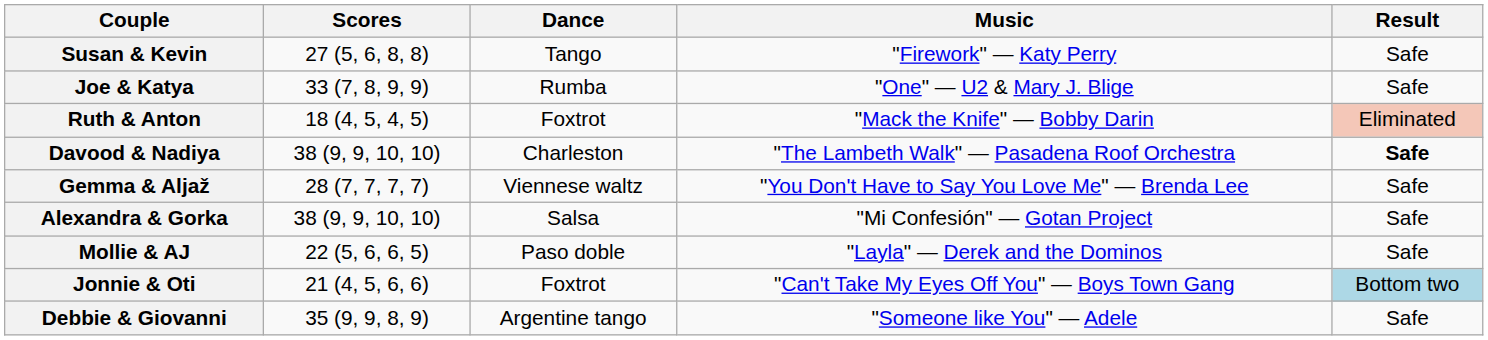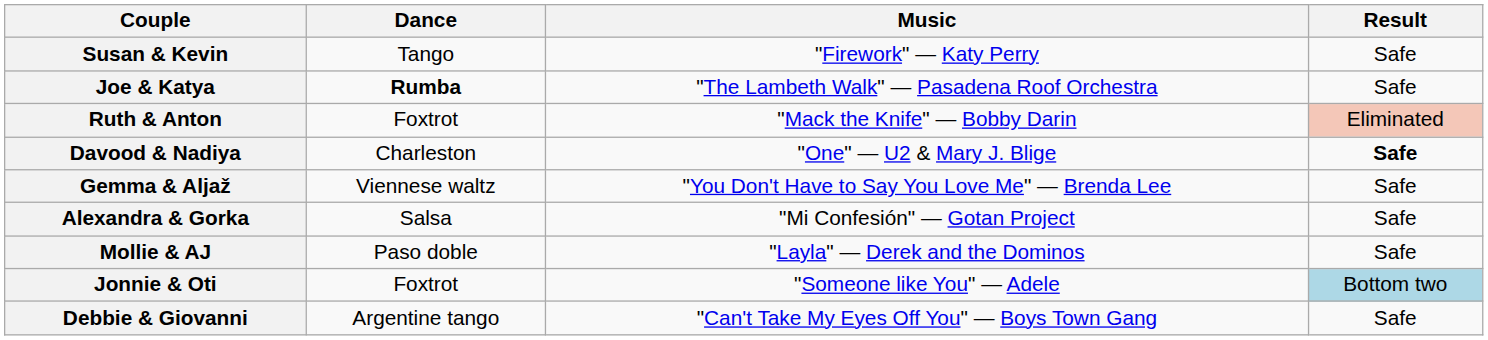- column: (367, 20)
(573, 86) normal -> (426, 86) bold
(1004, 86) "One" — U2 & Mary J. Blige -> (927, 86) "The Lambeth Walk" — Pasadena Roof Orchestra
(1004, 152) "The Lambeth Walk" — Pasadena Roof Orchestra -> (927, 152) "One" — U2 & Mary J. Blige
(1004, 284) "Can't Take My Eyes Off You" — Boys Town Gang -> (927, 284) "Someone like You" — Adele
(1004, 317) "Someone like You" — Adele -> (927, 317) "Can't Take My Eyes Off You" — Boys Town Gang
